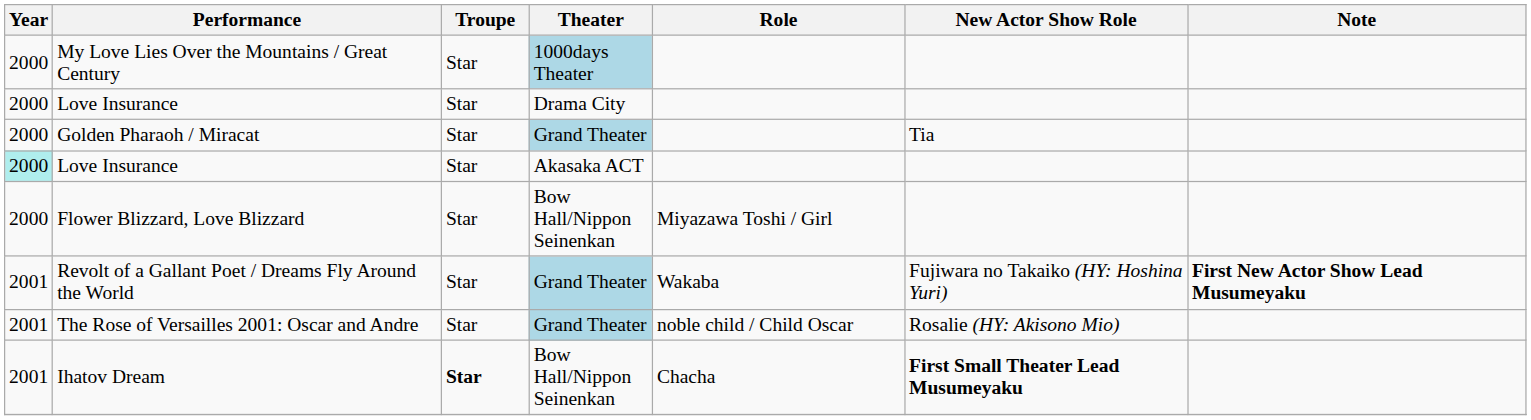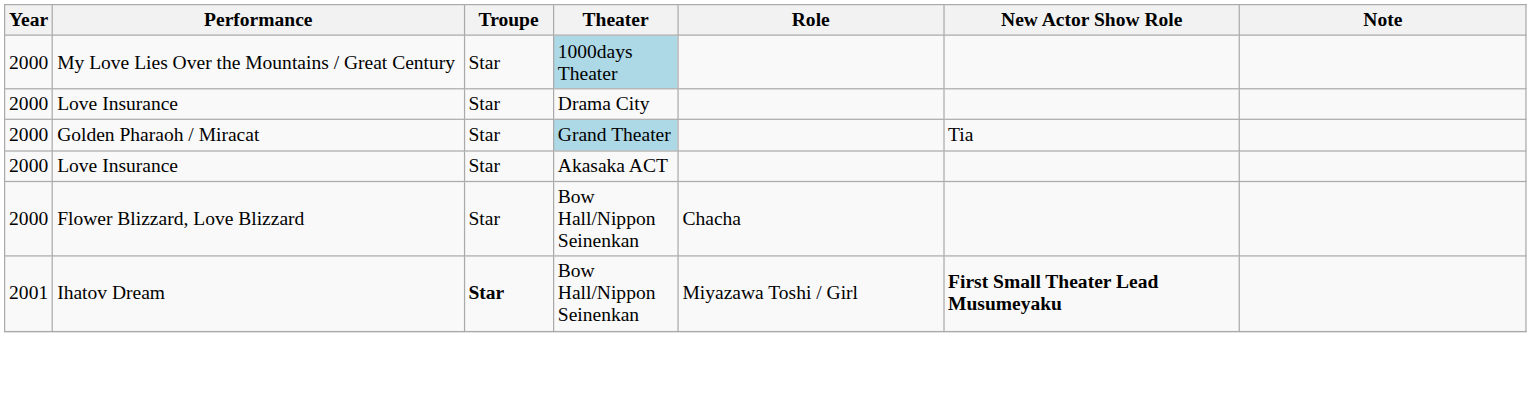(29, 165) paleturquoise background -> (29, 165) no background
(745, 218) Miyazawa Toshi / Girl -> (712, 218) Chacha
- row: (237, 282)
- row: (238, 324)
(686, 377) Chacha -> (770, 293) Miyazawa Toshi / Girl
